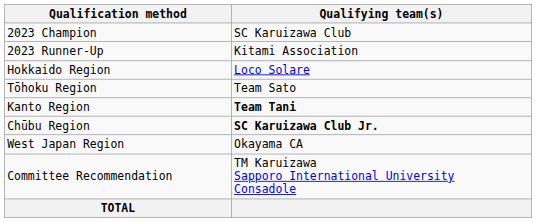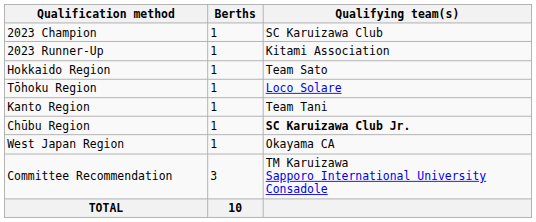+ column: (235, 14)
(272, 70) Loco Solare -> (297, 70) Team Sato
(265, 88) Team Sato -> (304, 88) Loco Solare
(265, 107) bold -> (297, 107) normal
